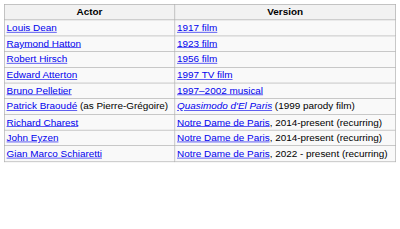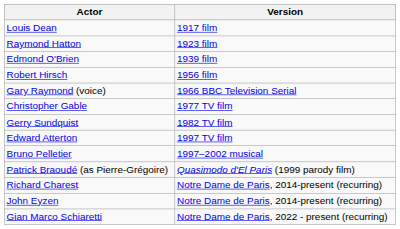+ row: (43, 59)
+ row: (56, 91)
+ row: (47, 106)
+ row: (42, 122)
